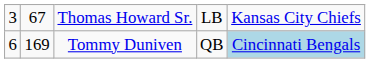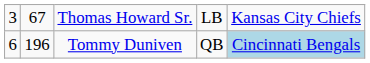(37, 44) 169 -> (37, 44) 196
